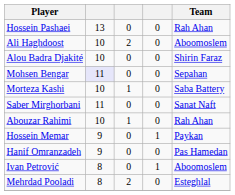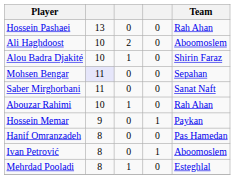(129, 58) 0 -> (129, 58) 1
- row: (35, 89)
(100, 151) 9 -> (100, 136) 8
(129, 182) 2 -> (129, 167) 1
